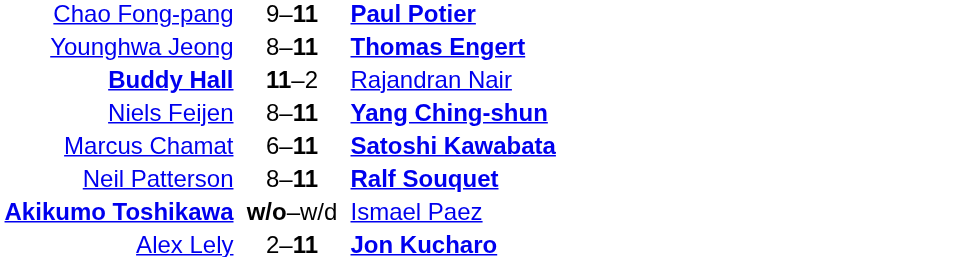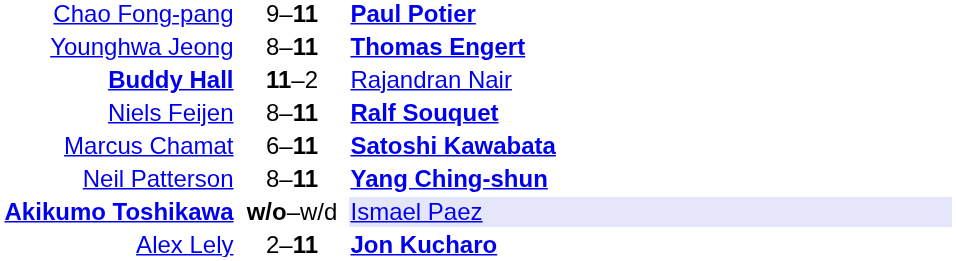(449, 112) Yang Ching-shun -> (425, 112) Ralf Souquet
(425, 178) Ralf Souquet -> (449, 178) Yang Ching-shun
(417, 211) no background -> (417, 211) lavender background
